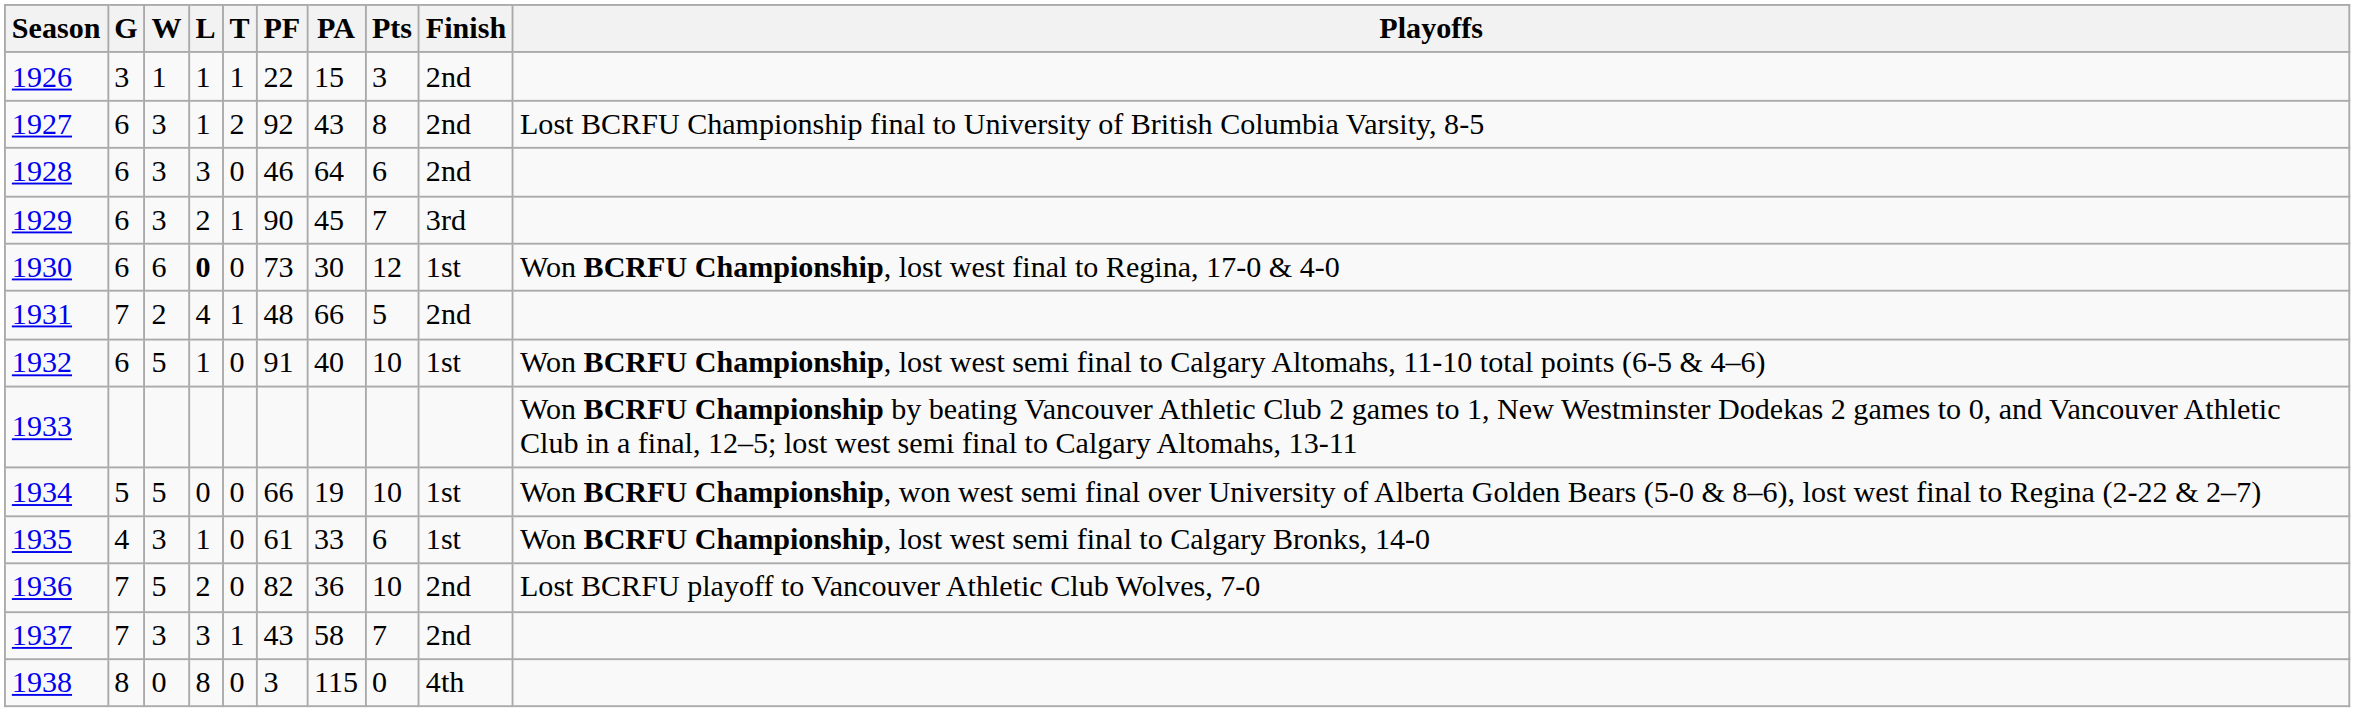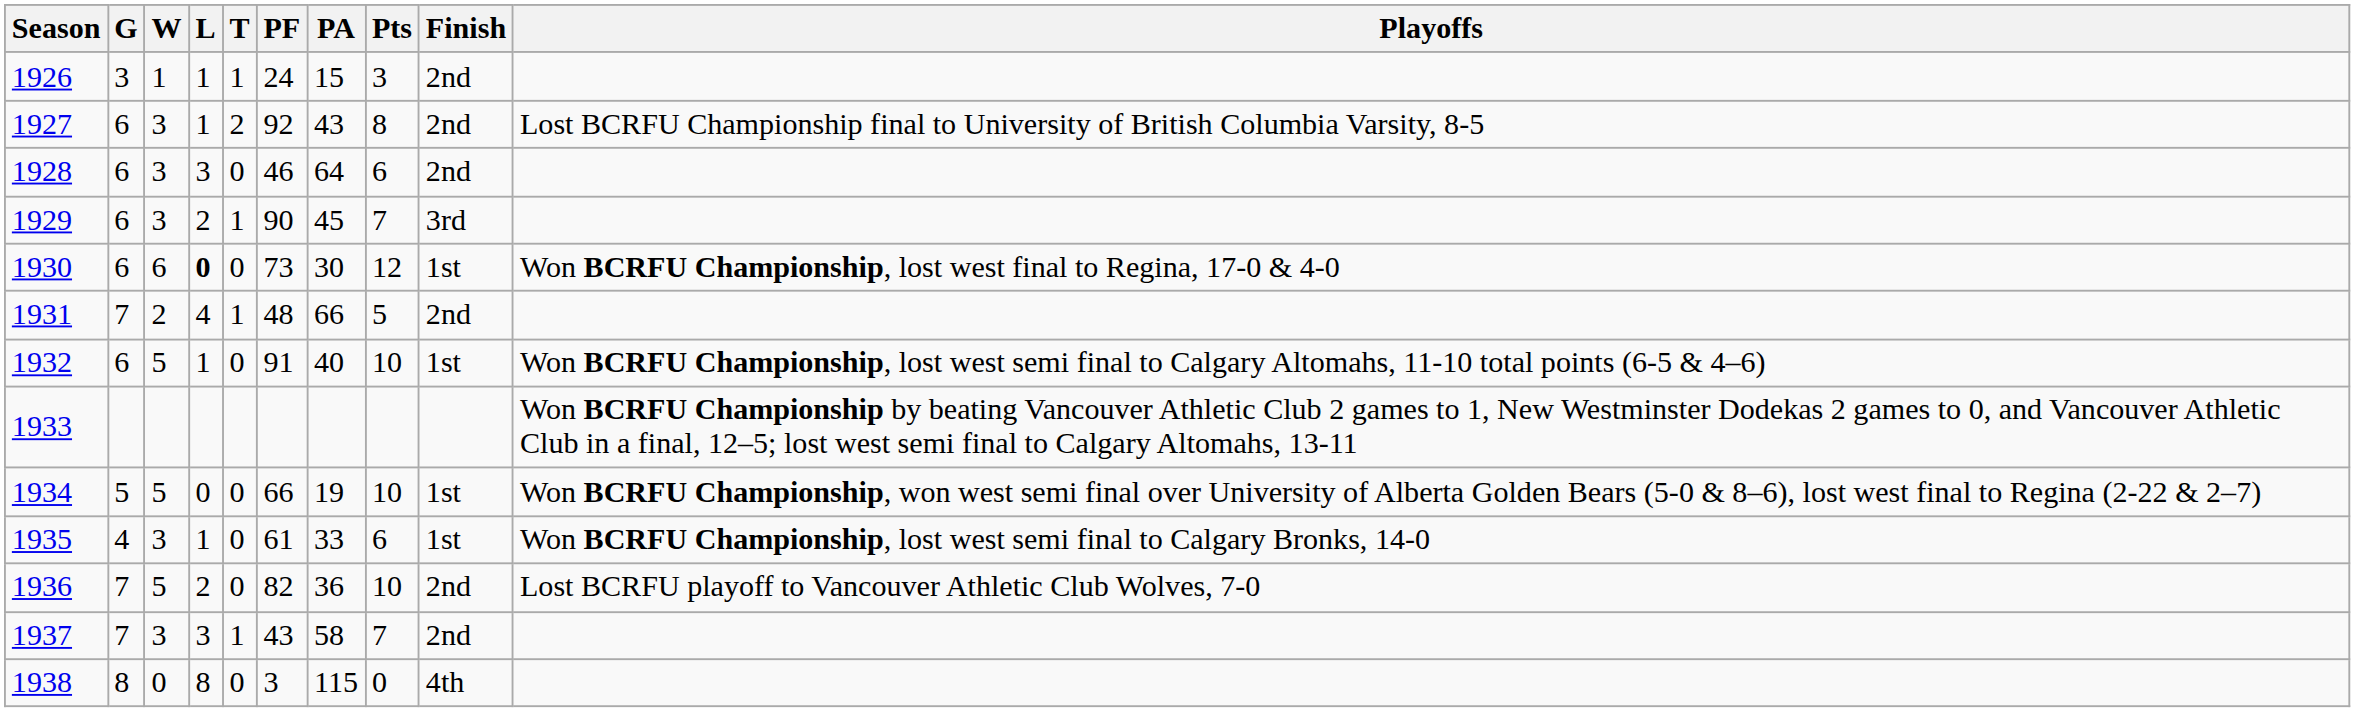(278, 76) 22 -> (278, 76) 24
